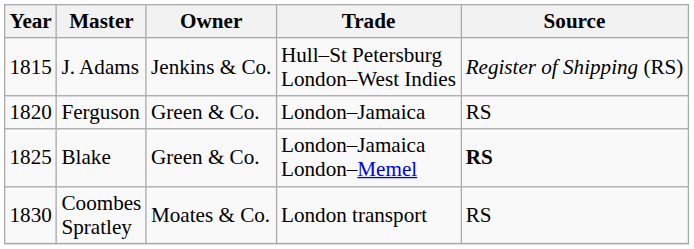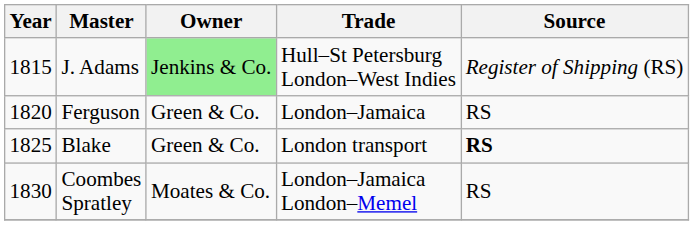(211, 66) no background -> (211, 66) lightgreen background
(353, 157) London–Jamaica London–Memel -> (354, 145) London transport
(354, 214) London transport -> (353, 190) London–Jamaica London–Memel
